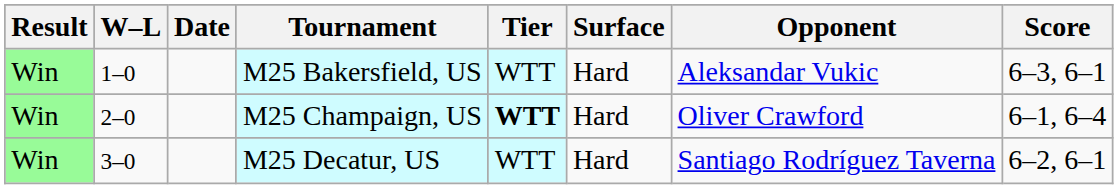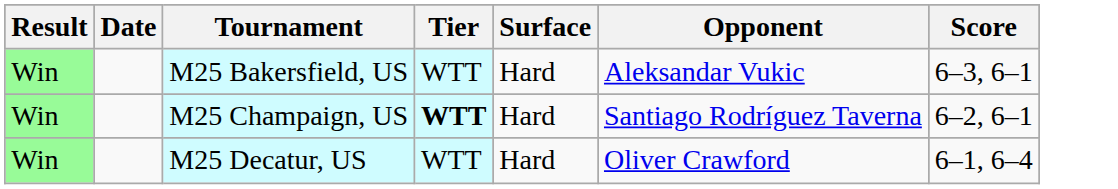- column: (131, 26)
(770, 115) Oliver Crawford -> (763, 115) Santiago Rodríguez Taverna
(1057, 115) 6–1, 6–4 -> (984, 115) 6–2, 6–1
(836, 159) Santiago Rodríguez Taverna -> (697, 159) Oliver Crawford
(1057, 159) 6–2, 6–1 -> (984, 159) 6–1, 6–4
